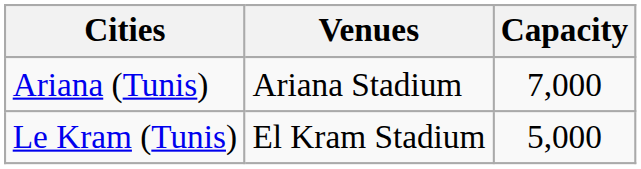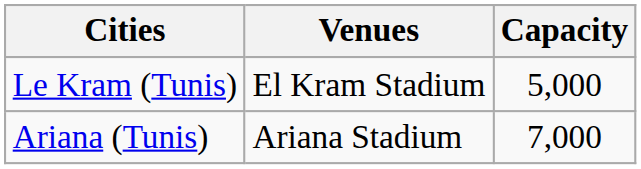rows swapped: (111, 83) <-> (125, 136)
